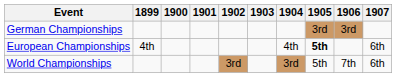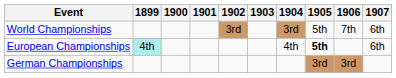rows swapped: (59, 64) <-> (65, 30)
(147, 47) no background -> (147, 47) paleturquoise background
